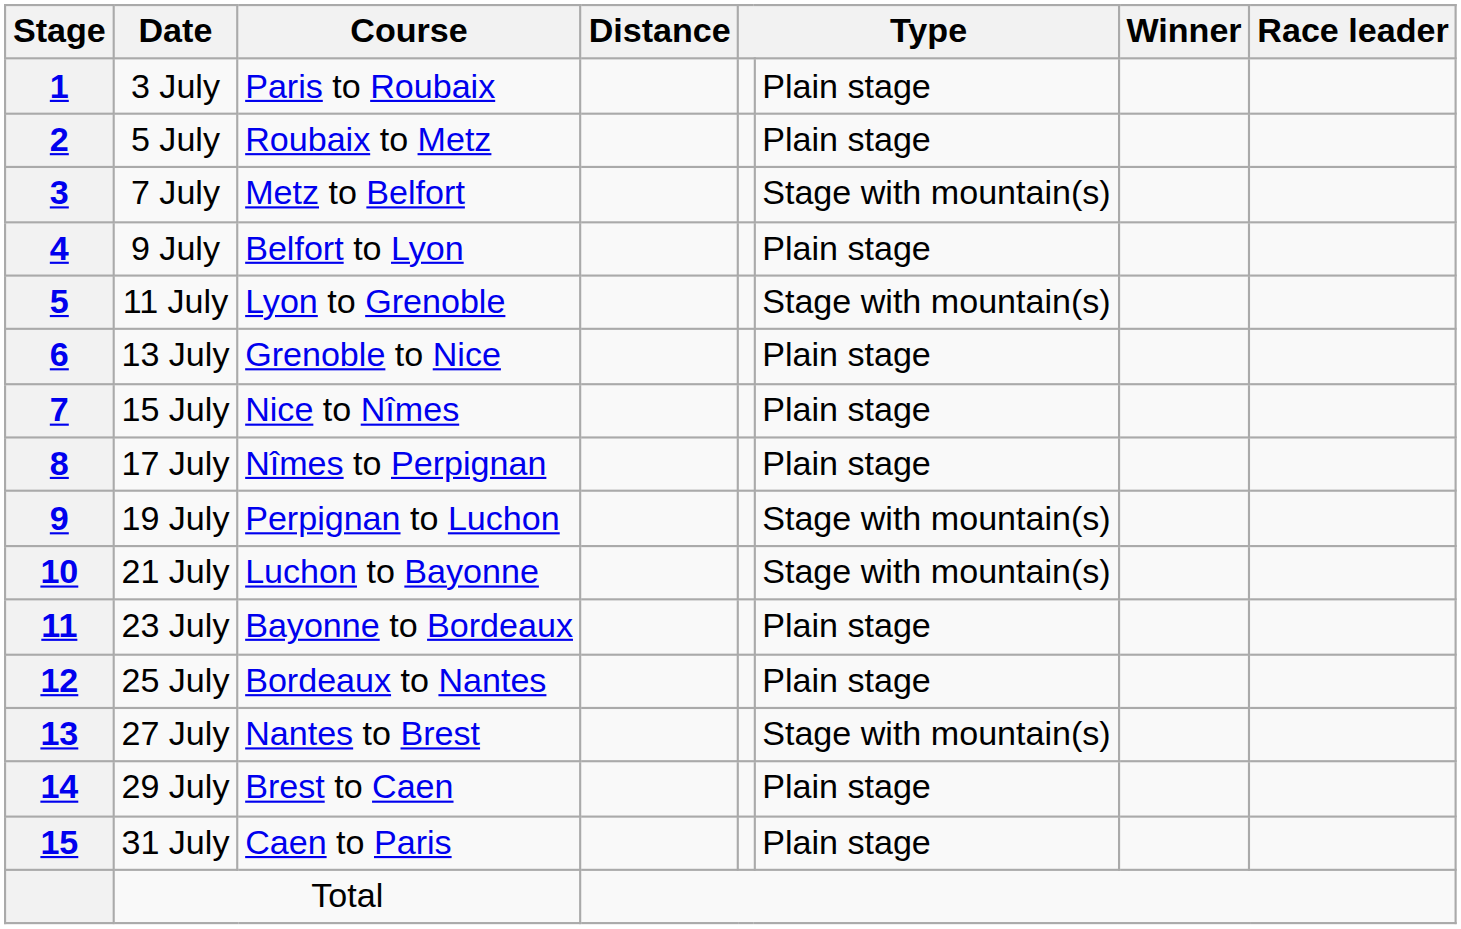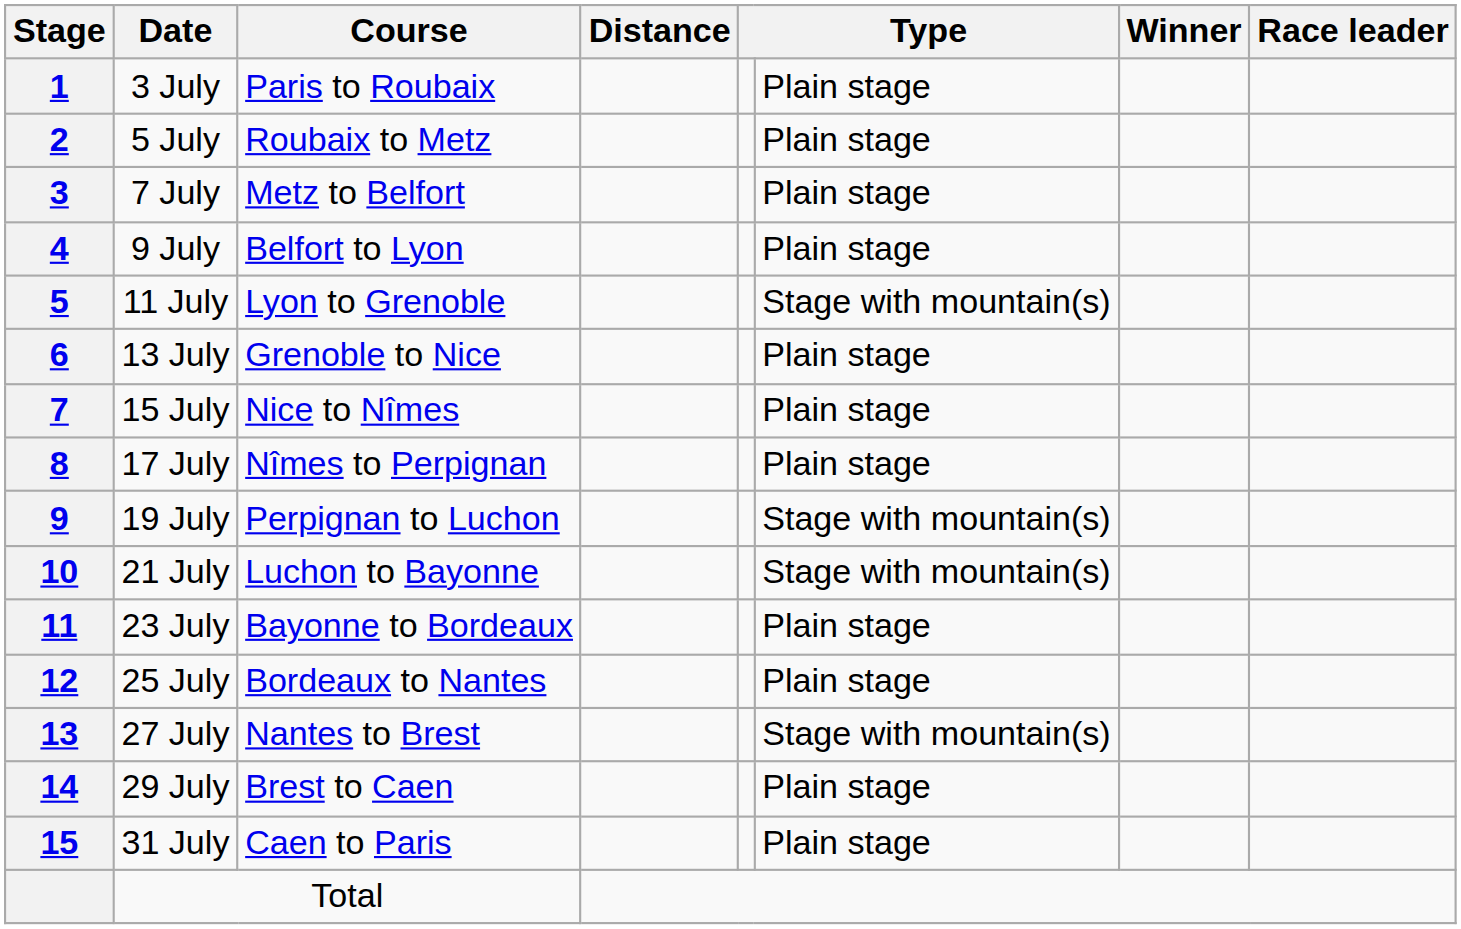(936, 193) Stage with mountain(s) -> (846, 193) Plain stage
